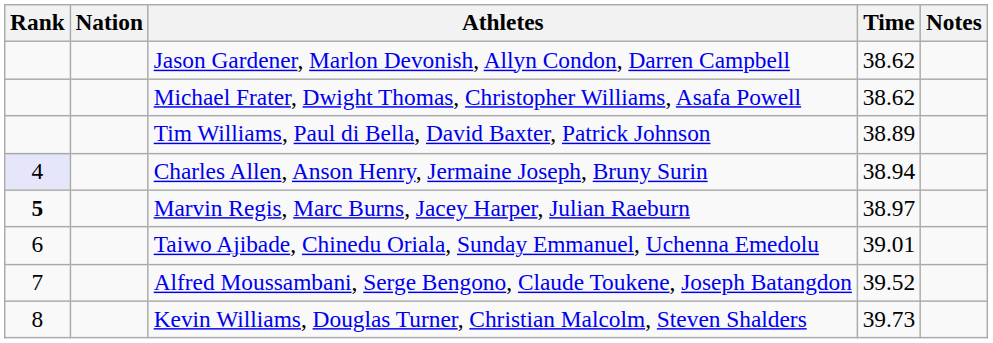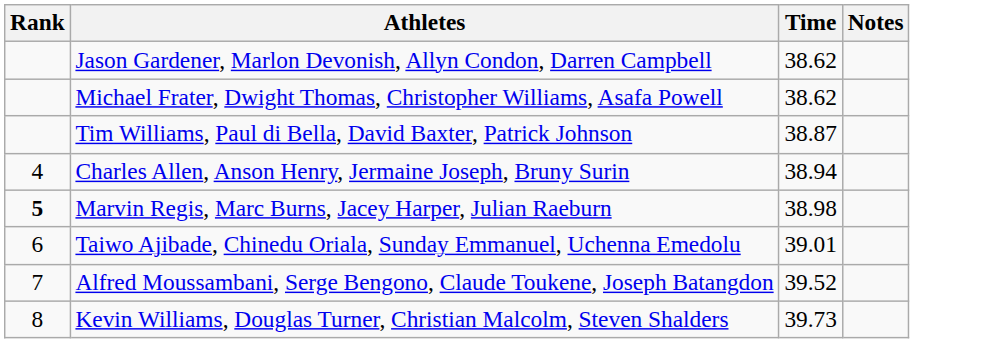- column: (109, 23)
(889, 134) 38.89 -> (811, 134) 38.87
(37, 171) lavender background -> (37, 171) no background
(889, 208) 38.97 -> (811, 208) 38.98
